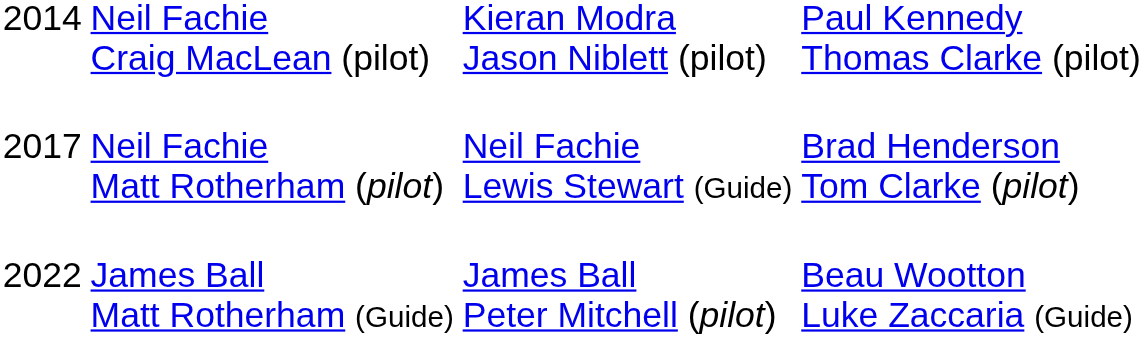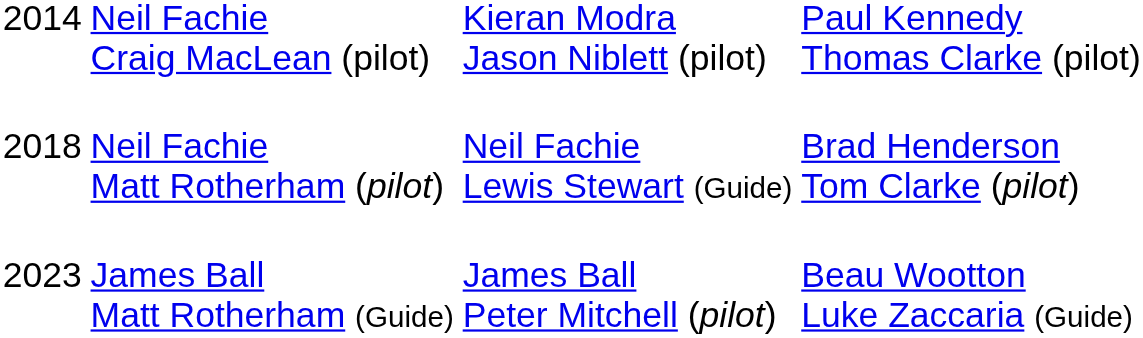(42, 146) 2017 -> (42, 146) 2018
(42, 275) 2022 -> (42, 275) 2023
